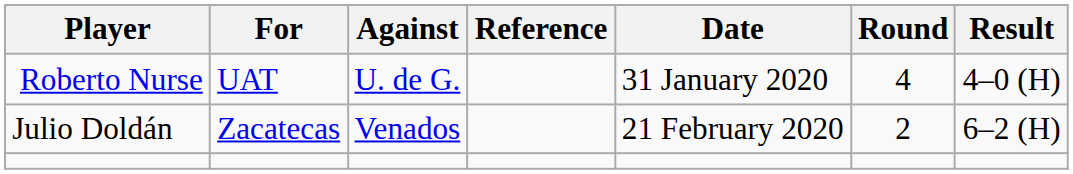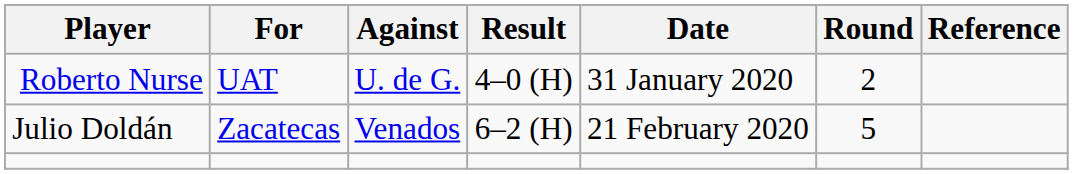columns swapped: (1012, 29) <-> (541, 29)
(903, 78) 4 -> (868, 78) 2
(903, 128) 2 -> (868, 128) 5
